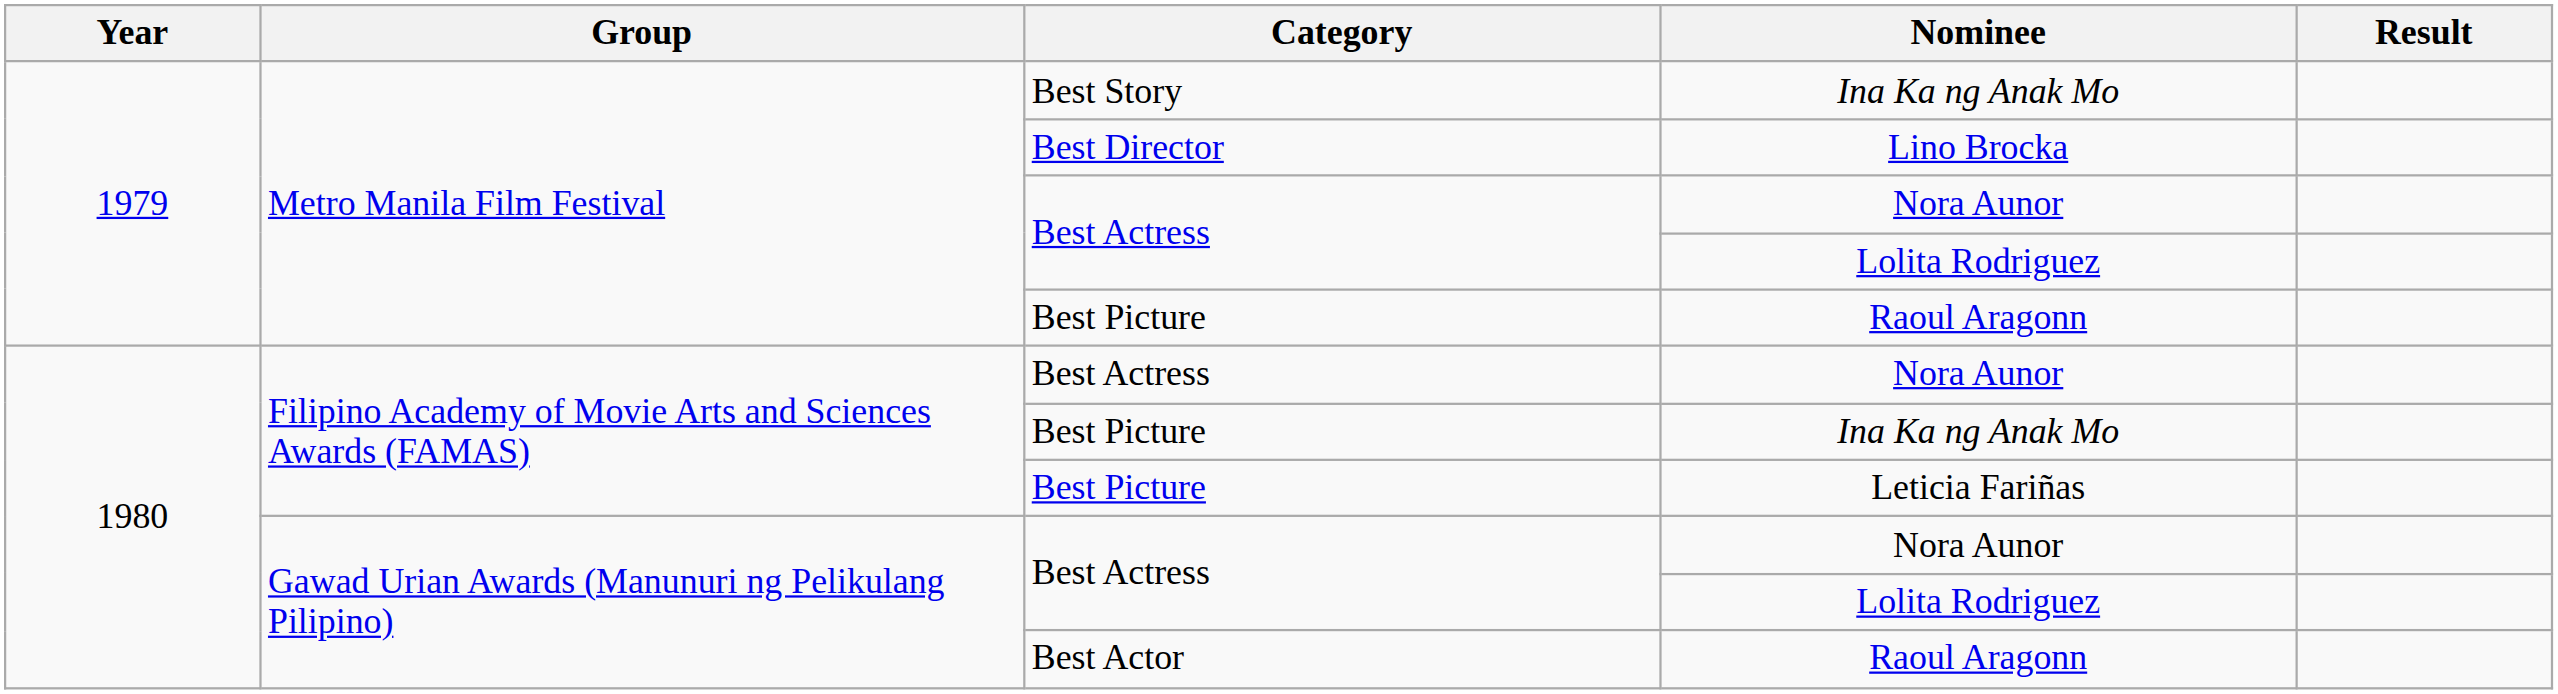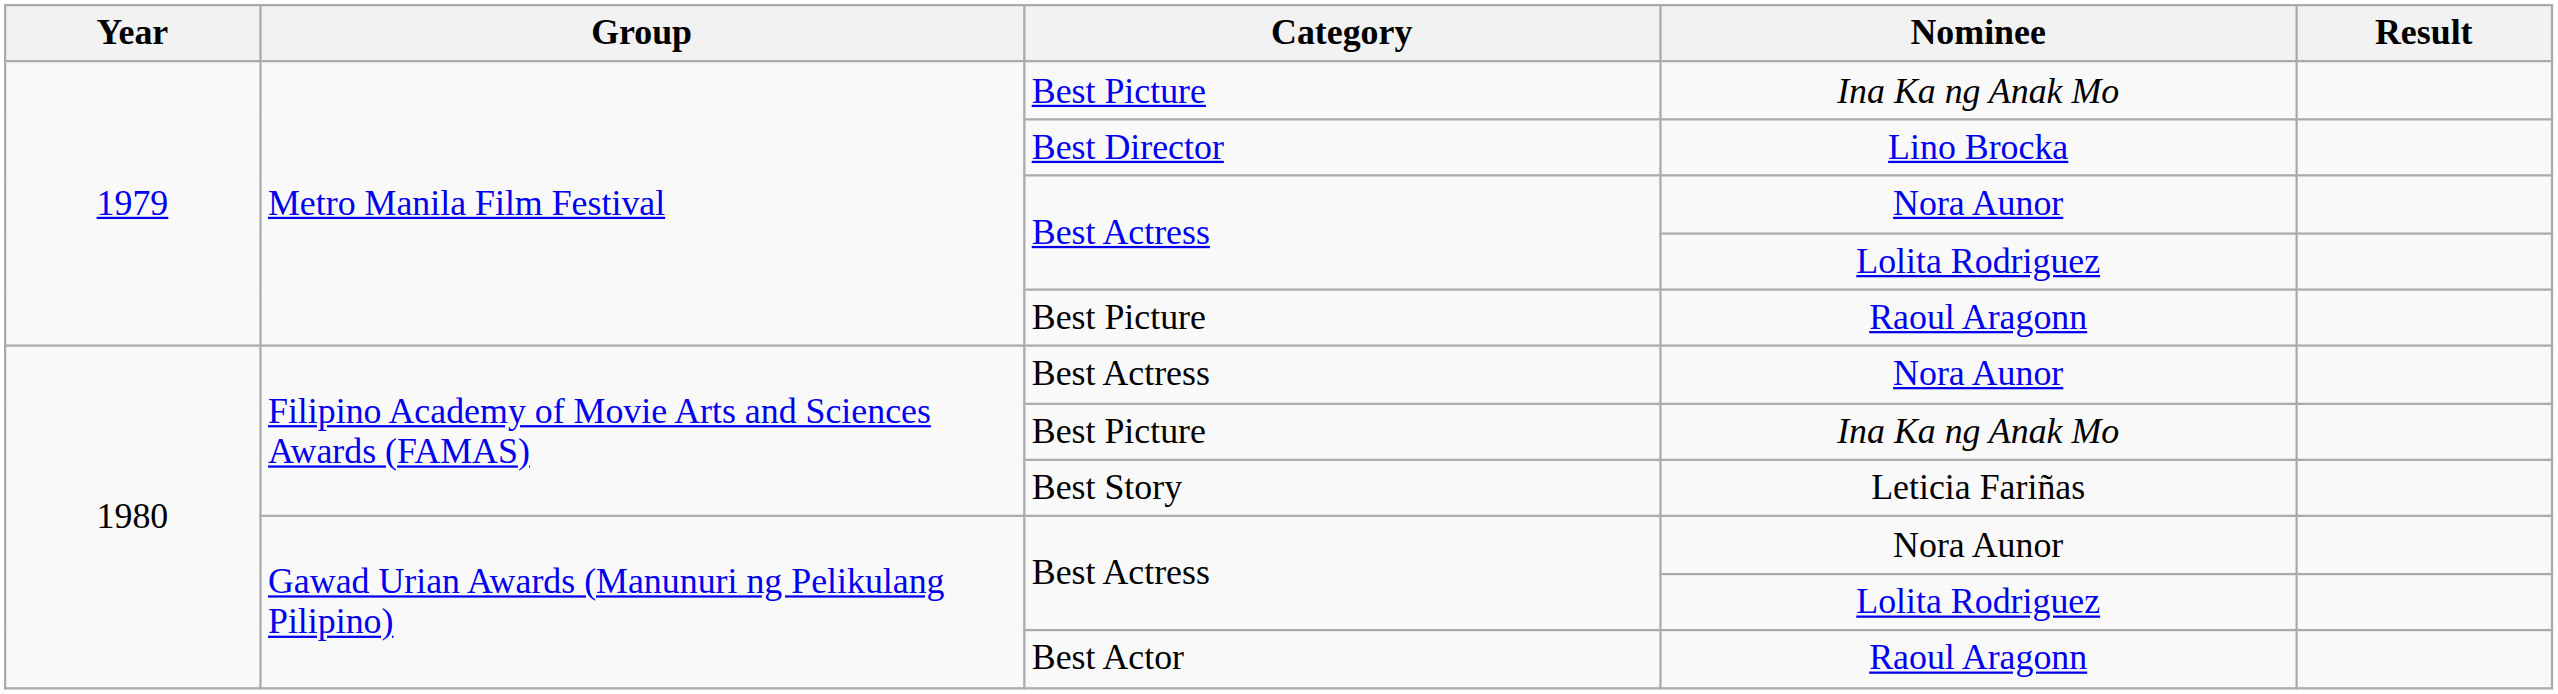(1107, 89) Best Story -> (1119, 89) Best Picture
(1119, 487) Best Picture -> (1107, 487) Best Story
